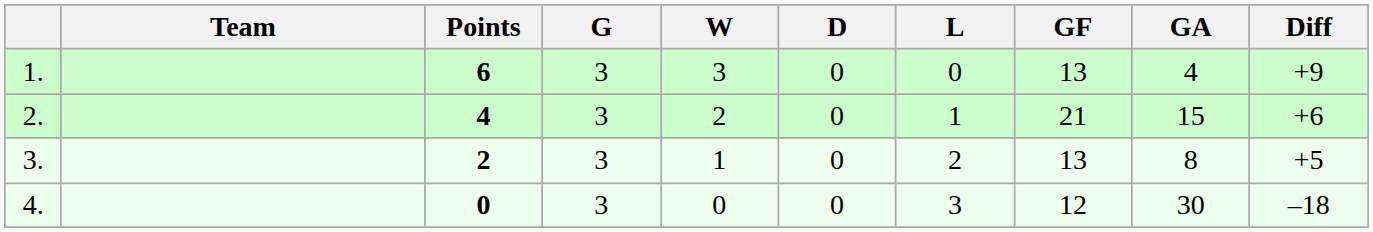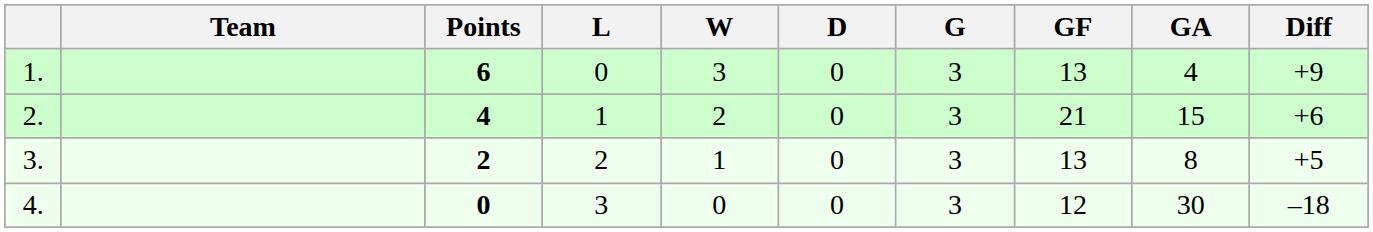columns swapped: (601, 26) <-> (955, 26)
